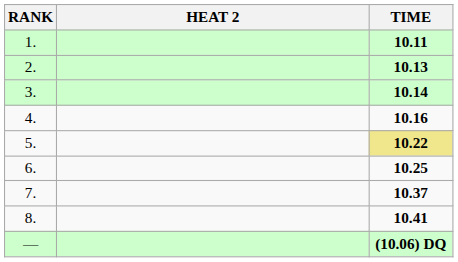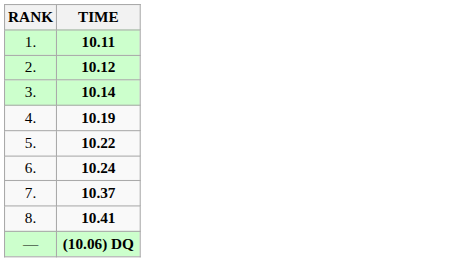- column: (213, 17)
(411, 67) 10.13 -> (98, 67) 10.12
(411, 118) 10.16 -> (98, 118) 10.19
(411, 143) khaki background -> (98, 143) no background
(411, 168) 10.25 -> (98, 168) 10.24
